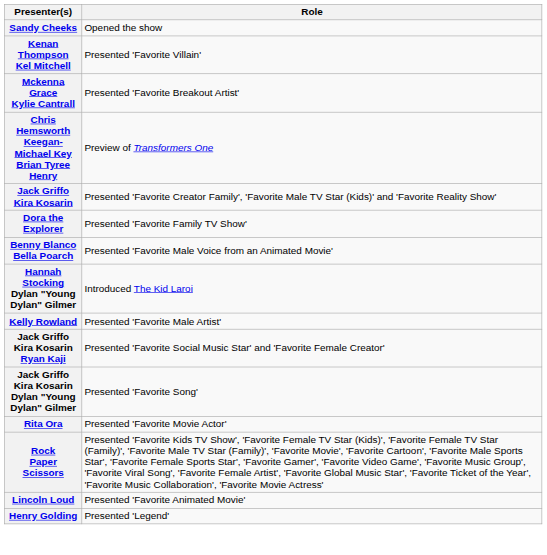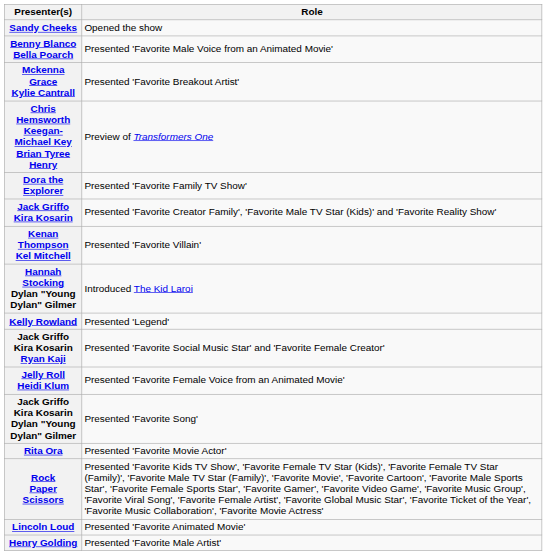rows swapped: (43, 250) <-> (43, 54)
rows swapped: (43, 223) <-> (43, 197)
(153, 321) Presented 'Favorite Male Artist' -> (127, 321) Presented 'Legend'
+ row: (43, 380)
(127, 516) Presented 'Legend' -> (153, 543) Presented 'Favorite Male Artist'
